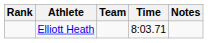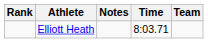columns swapped: (113, 12) <-> (186, 12)
